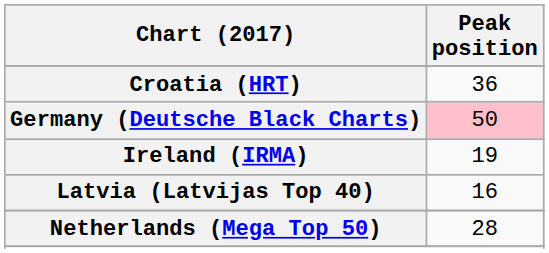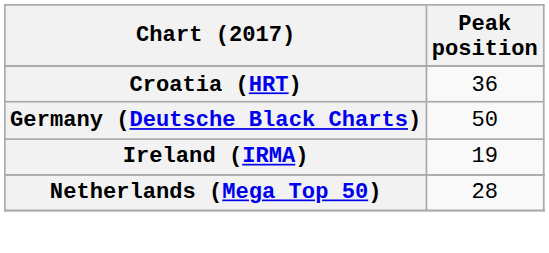(485, 120) pink background -> (485, 120) no background
- row: (216, 192)
